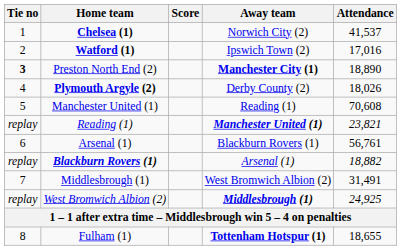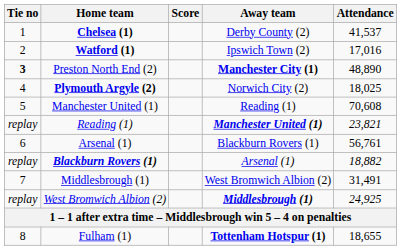(268, 32) Norwich City (2) -> (268, 32) Derby County (2)
(365, 69) 18,890 -> (365, 69) 48,890
(268, 87) Derby County (2) -> (268, 87) Norwich City (2)
(365, 87) 18,026 -> (365, 87) 18,025
